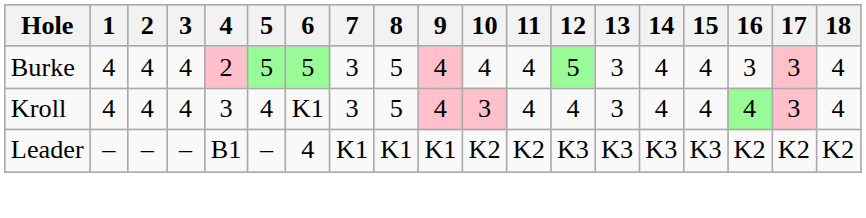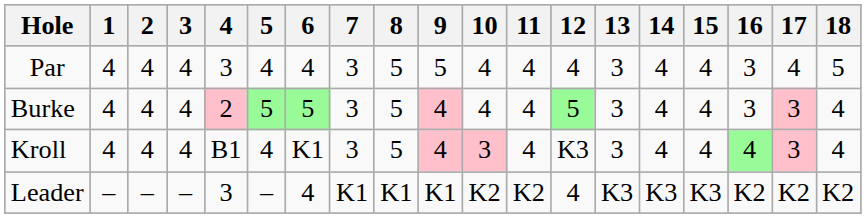+ row: (47, 66)
(226, 108) 3 -> (226, 150) B1
(573, 108) 4 -> (573, 150) K3
(226, 150) B1 -> (226, 191) 3
(573, 150) K3 -> (573, 191) 4
